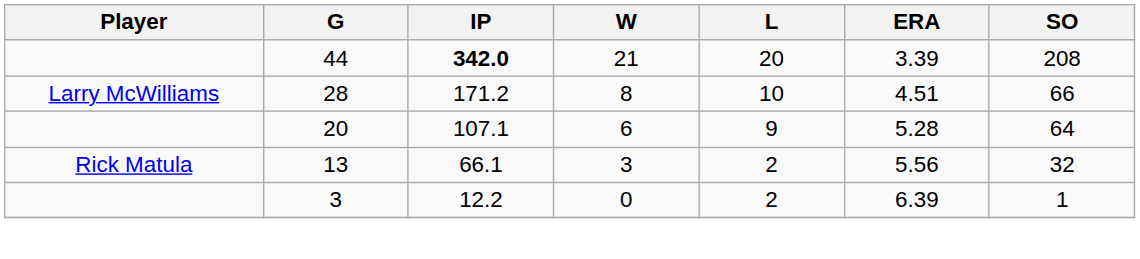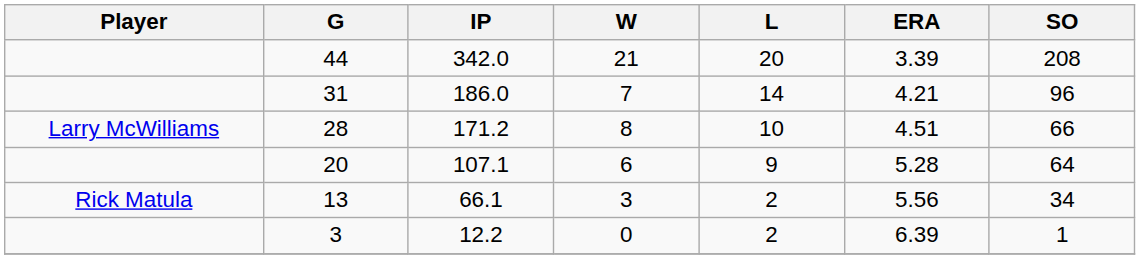(481, 57) bold -> (481, 57) normal
+ row: (336, 93)
(1062, 164) 32 -> (1062, 199) 34
